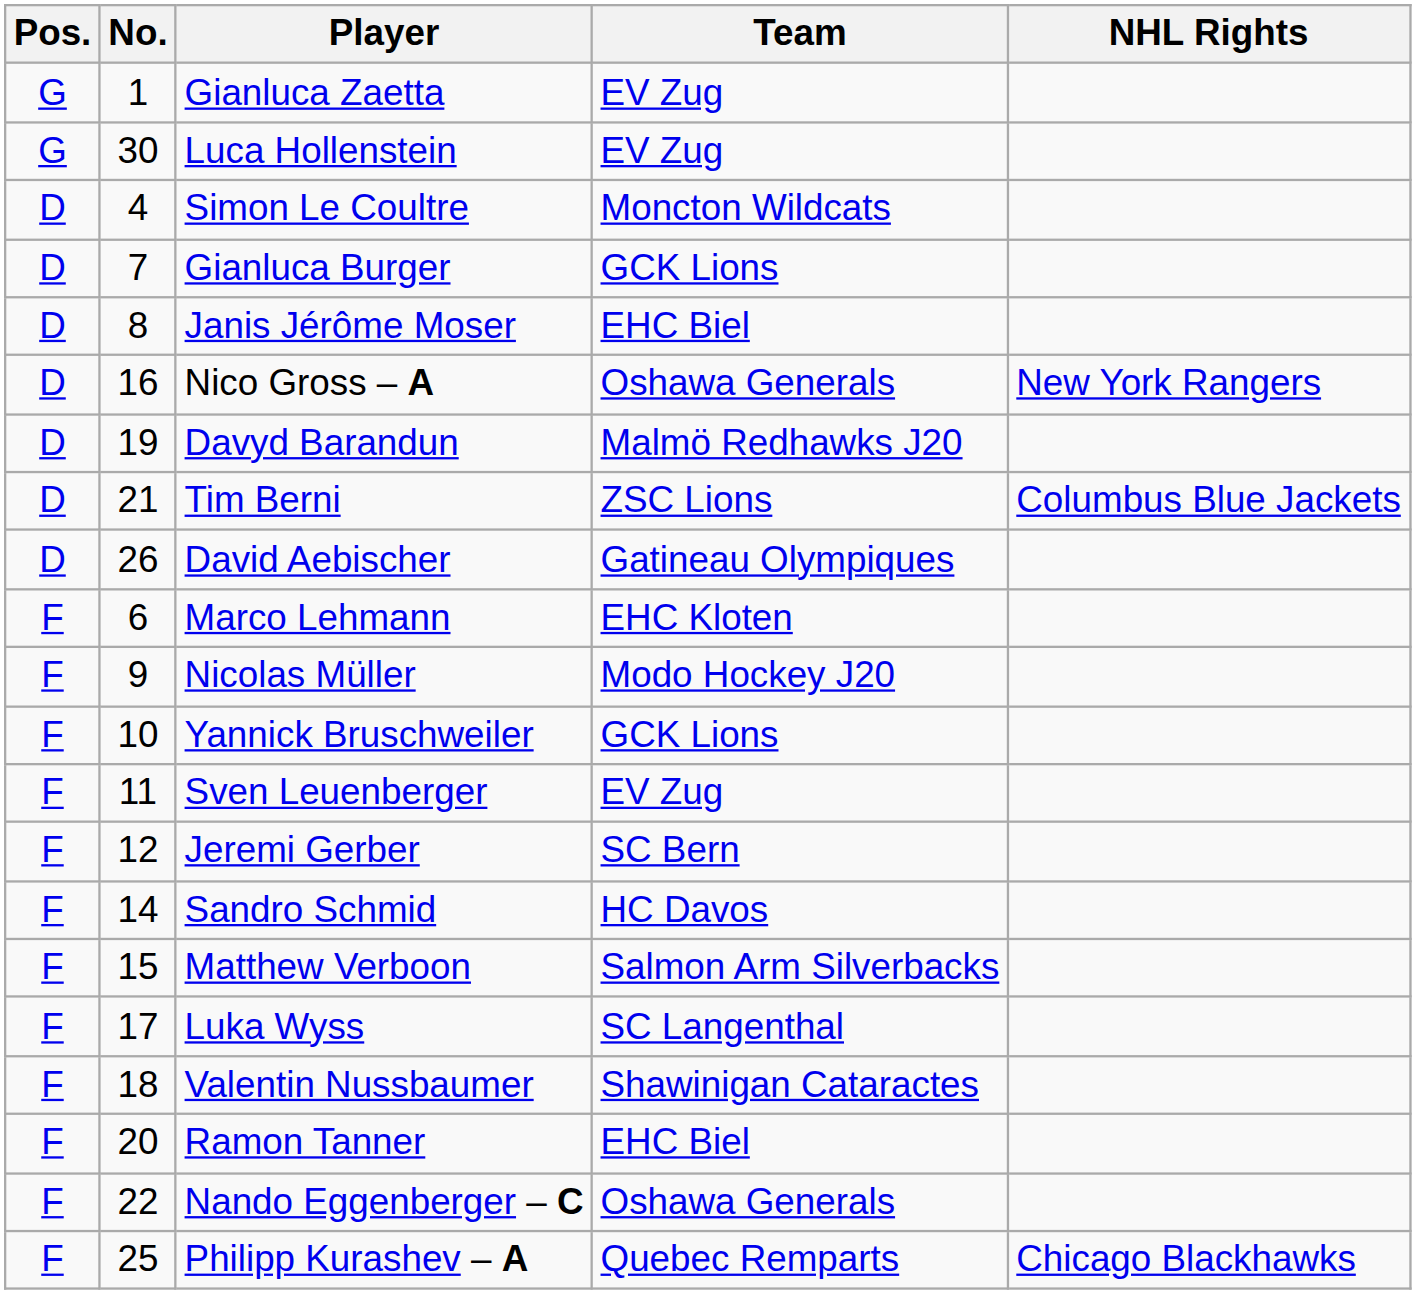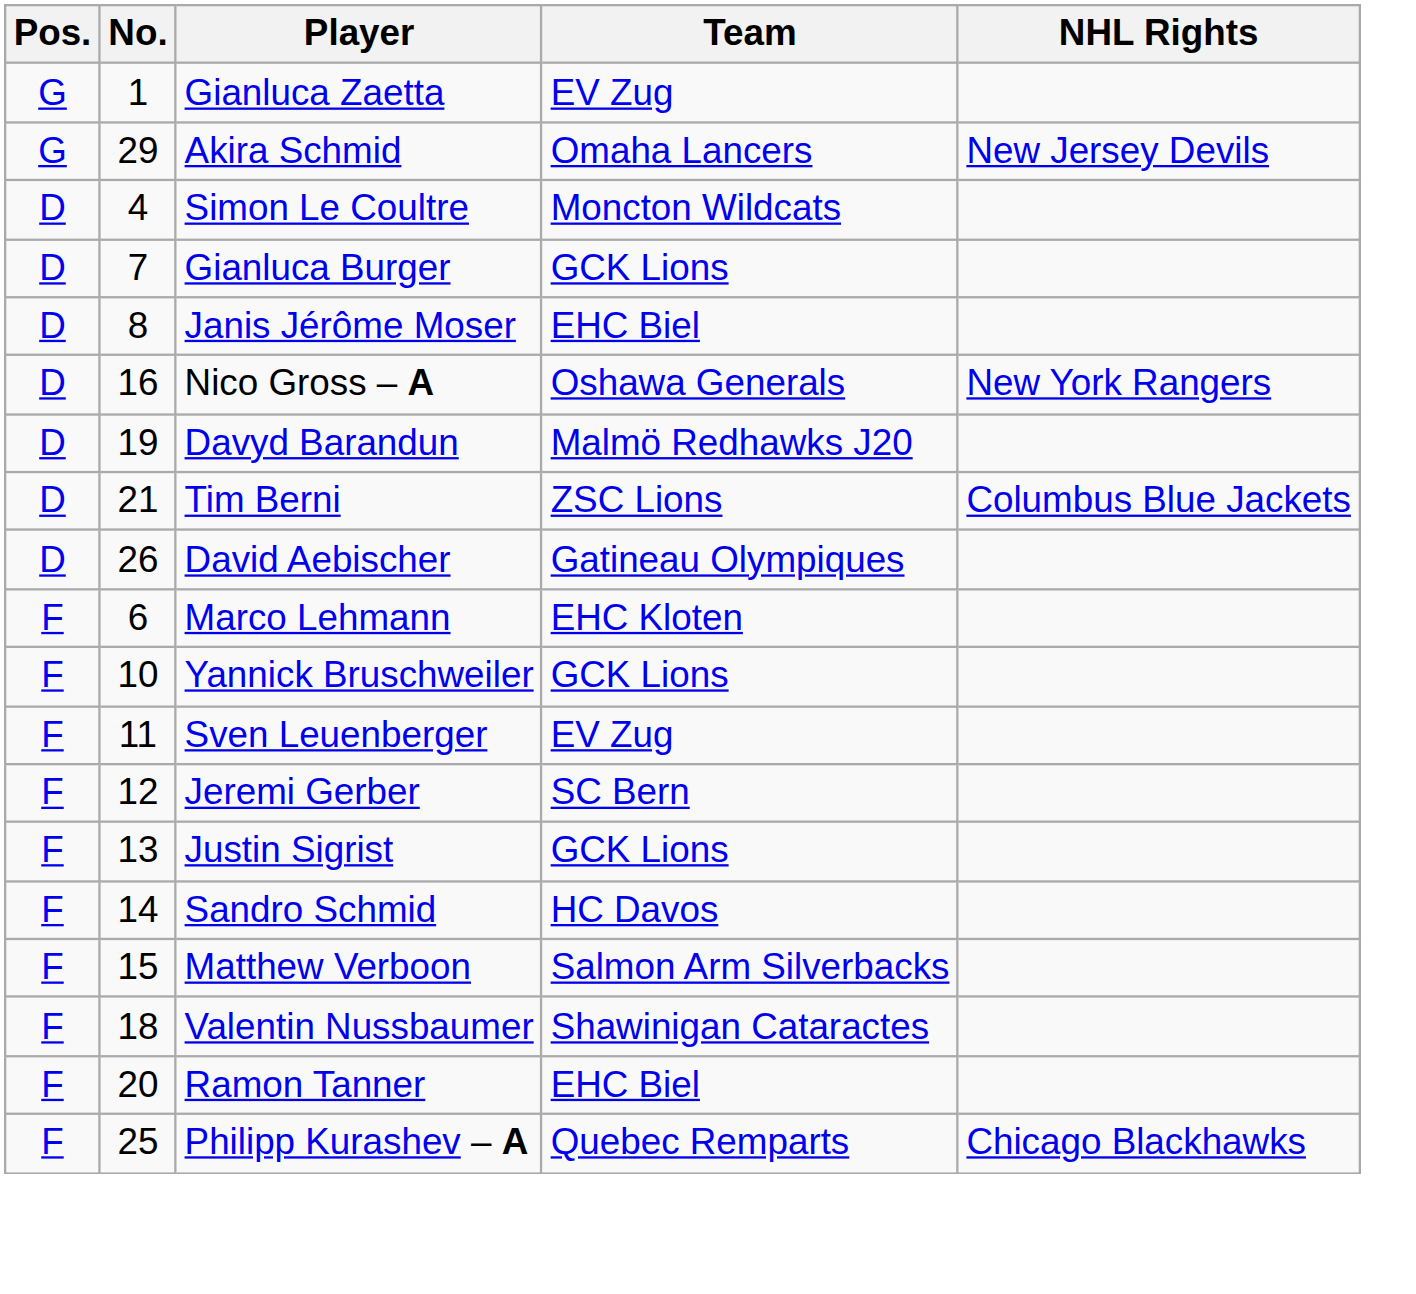+ row: (293, 150)
- row: (321, 150)
- row: (300, 675)
+ row: (289, 850)
- row: (274, 1025)
- row: (384, 1200)
